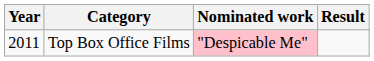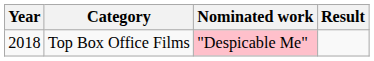(24, 42) 2011 -> (24, 42) 2018
